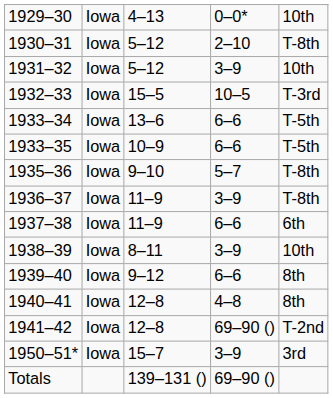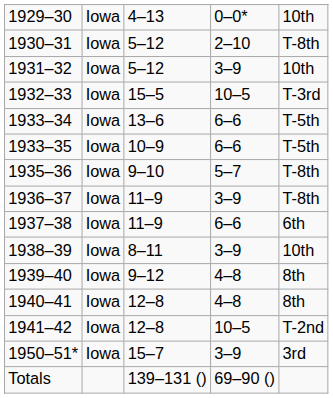(228, 276) 6–6 -> (228, 276) 4–8
(245, 328) 69–90 () -> (232, 328) 10–5
